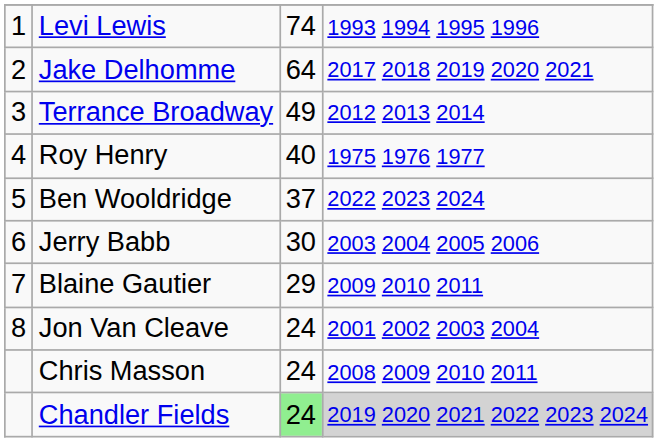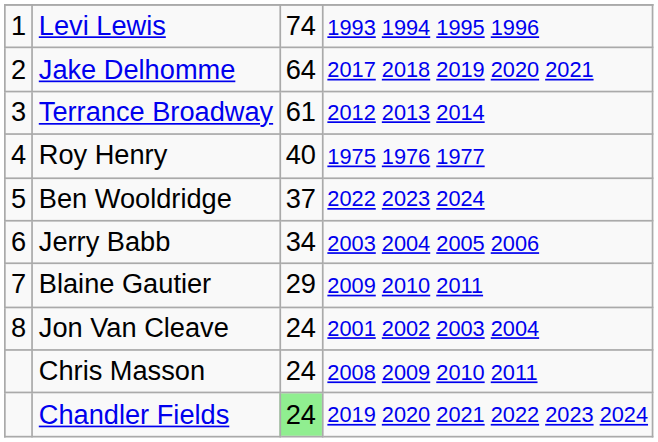(301, 112) 49 -> (301, 112) 61
(301, 241) 30 -> (301, 241) 34
(488, 415) lightgrey background -> (488, 415) no background
